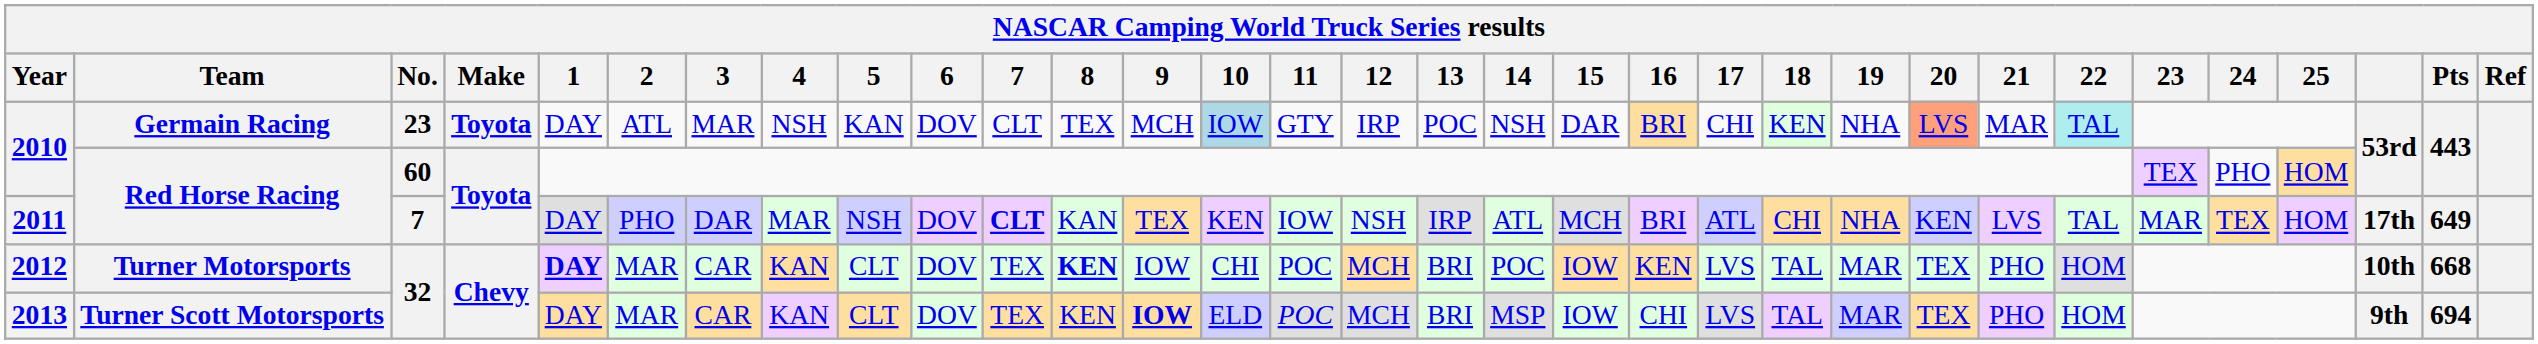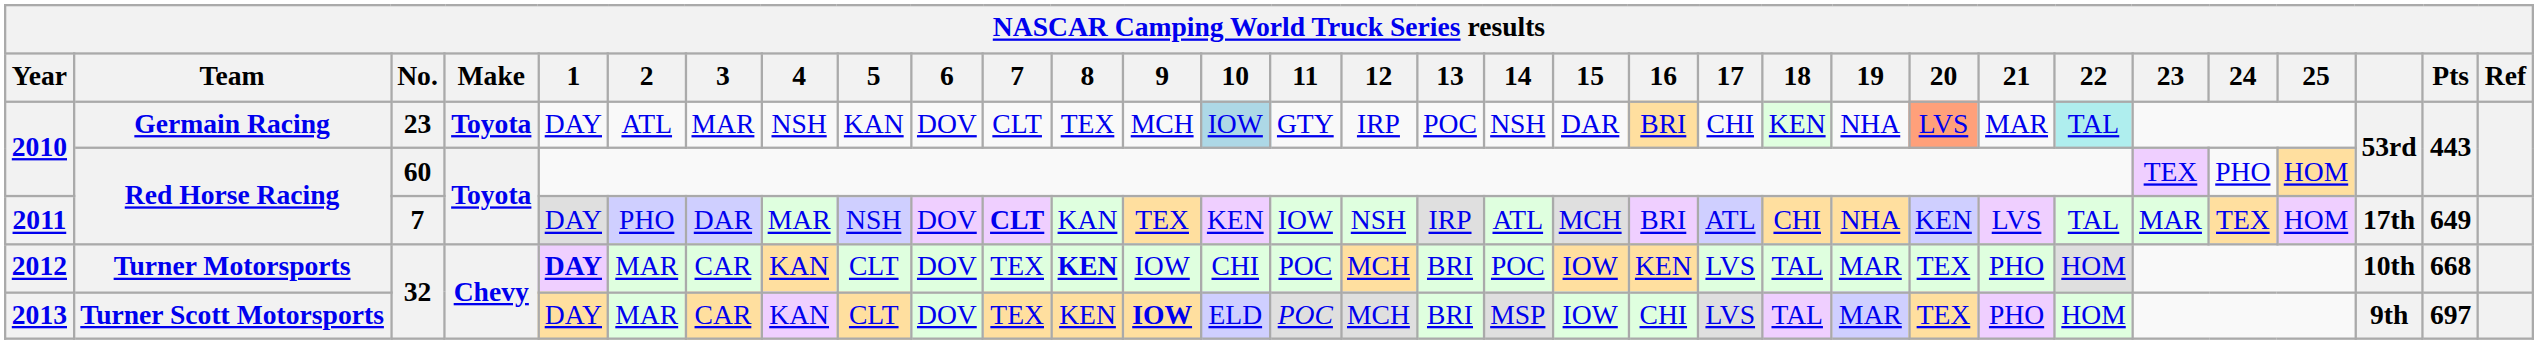(2451, 315) 694 -> (2451, 315) 697
